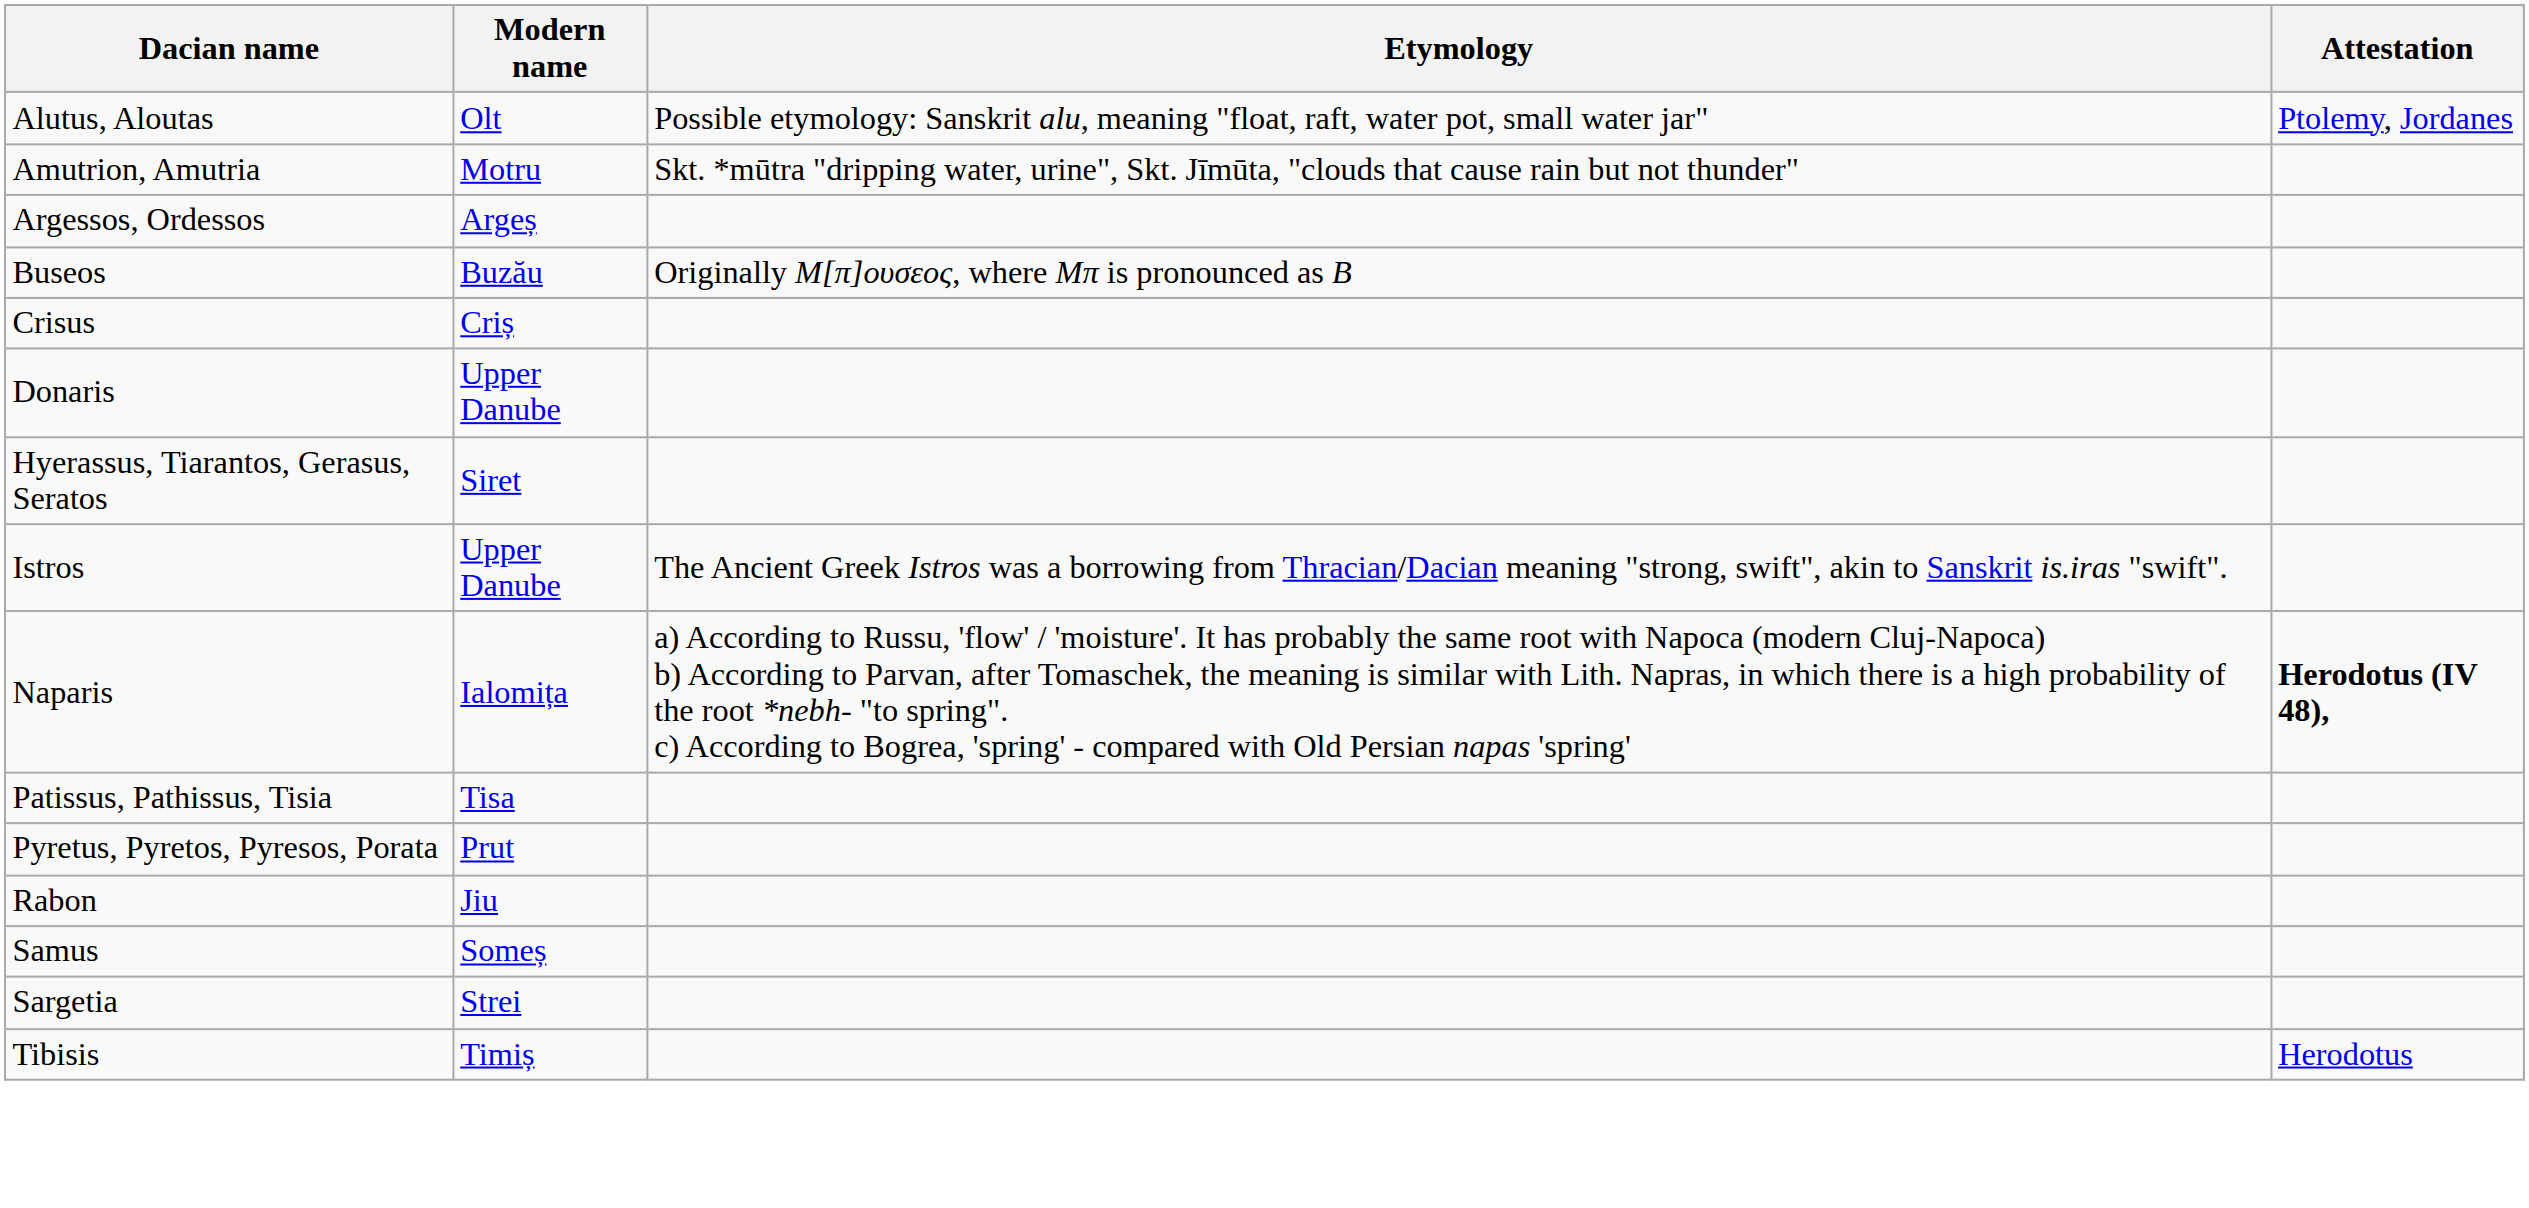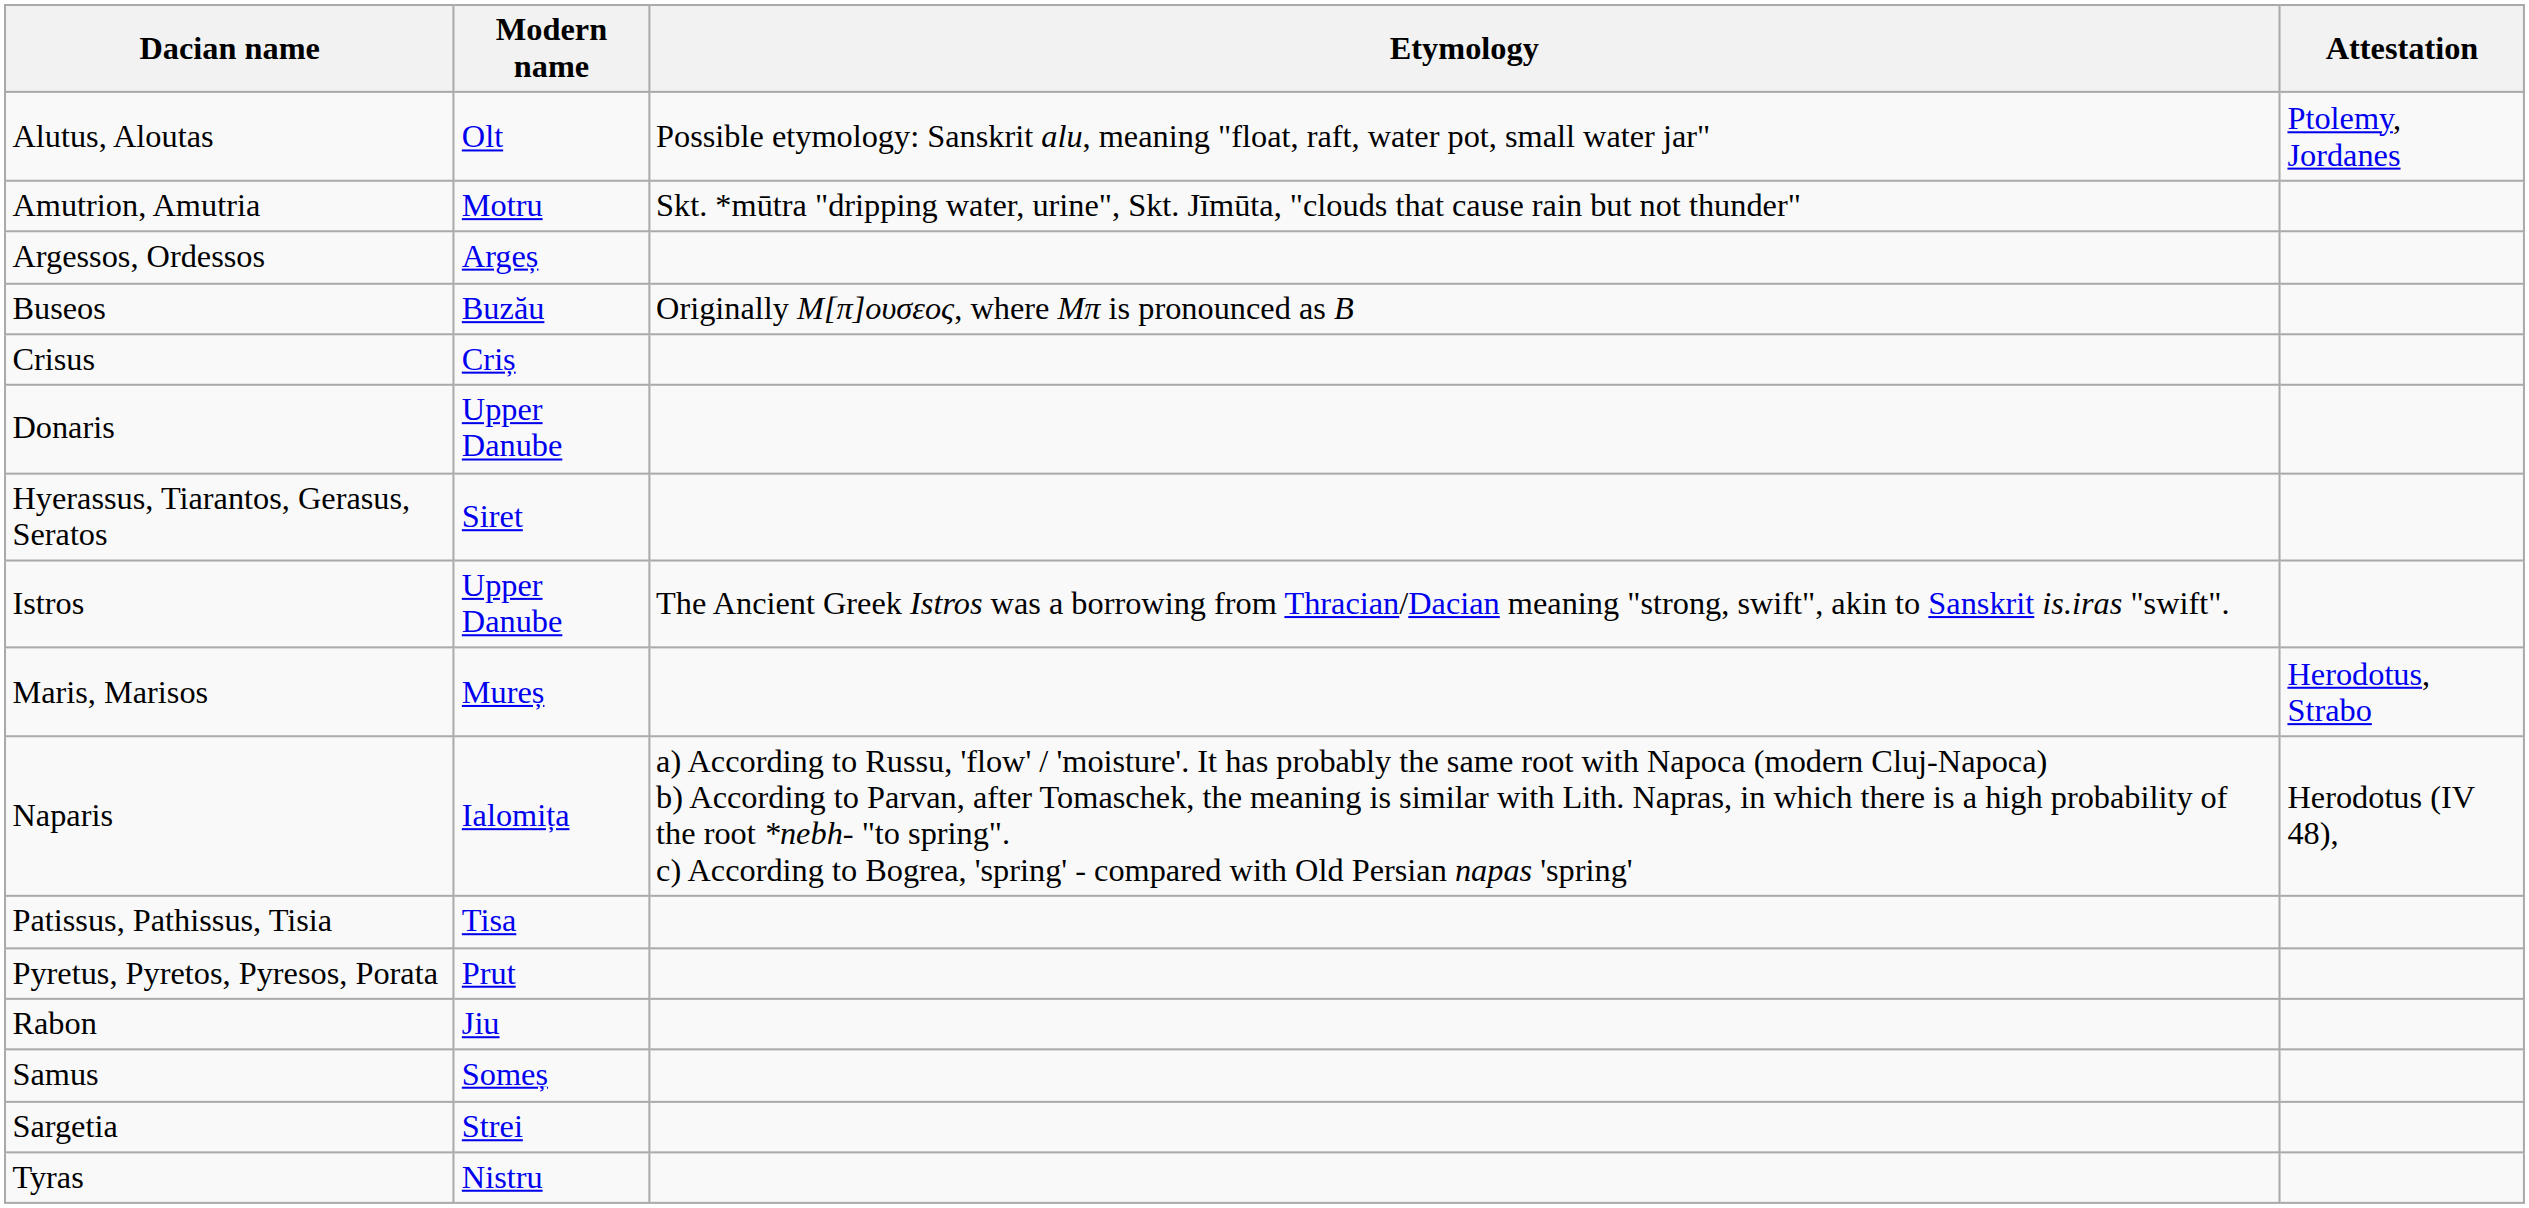+ row: (110, 691)
(2378, 691) bold -> (2381, 815) normal
+ row: (48, 1177)
- row: (56, 1053)
